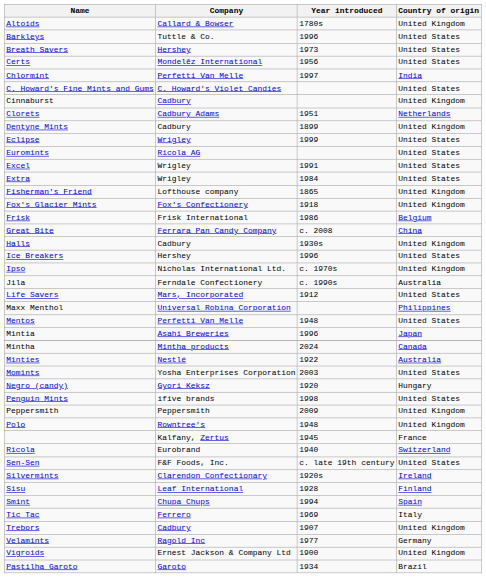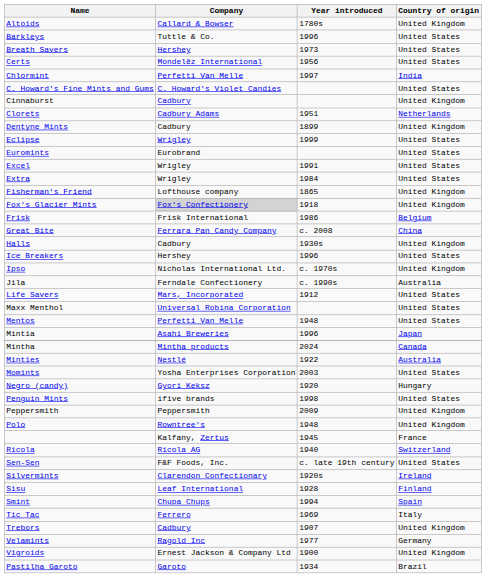(179, 153) Ricola AG -> (179, 153) Eurobrand
(203, 205) no background -> (203, 205) lightgrey background
(424, 308) Philippines -> (429, 308) United States
(179, 450) Eurobrand -> (179, 450) Ricola AG
